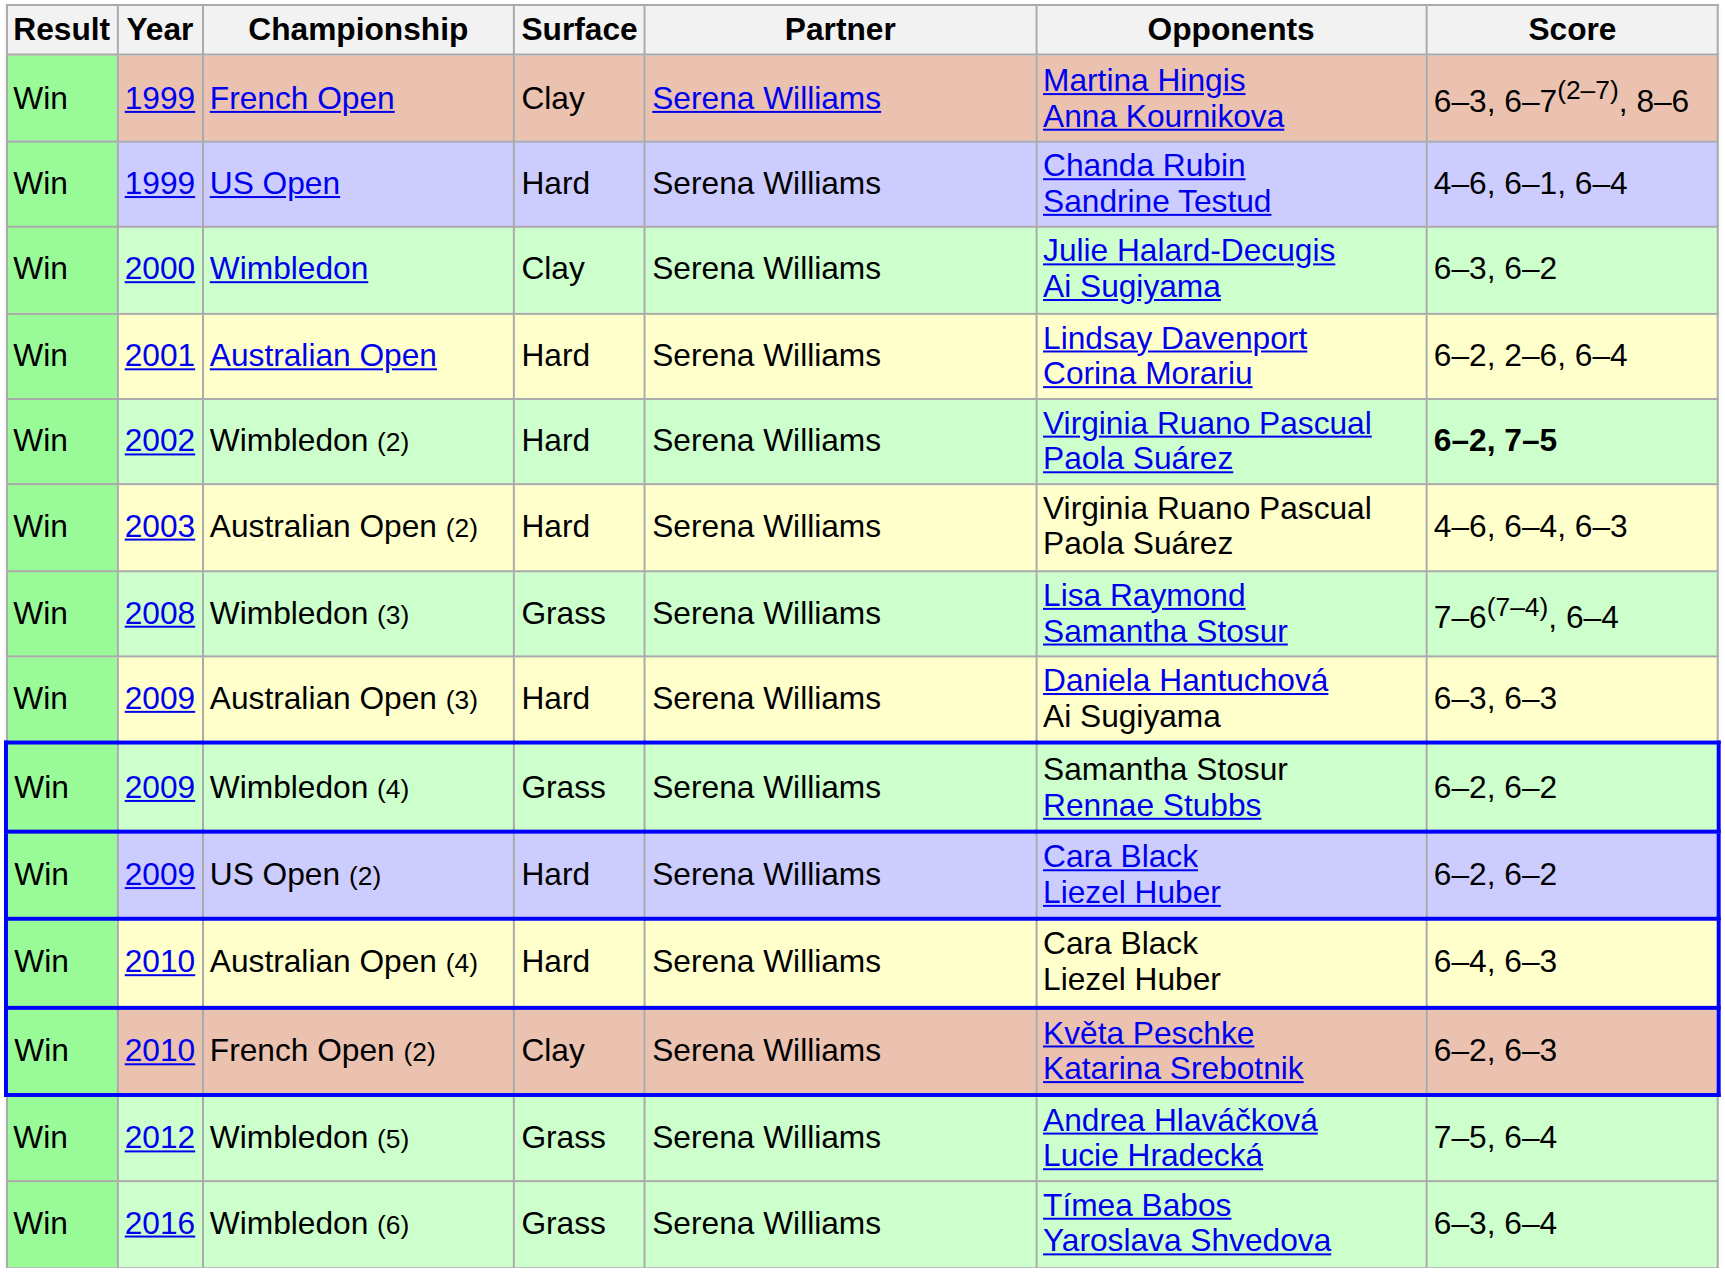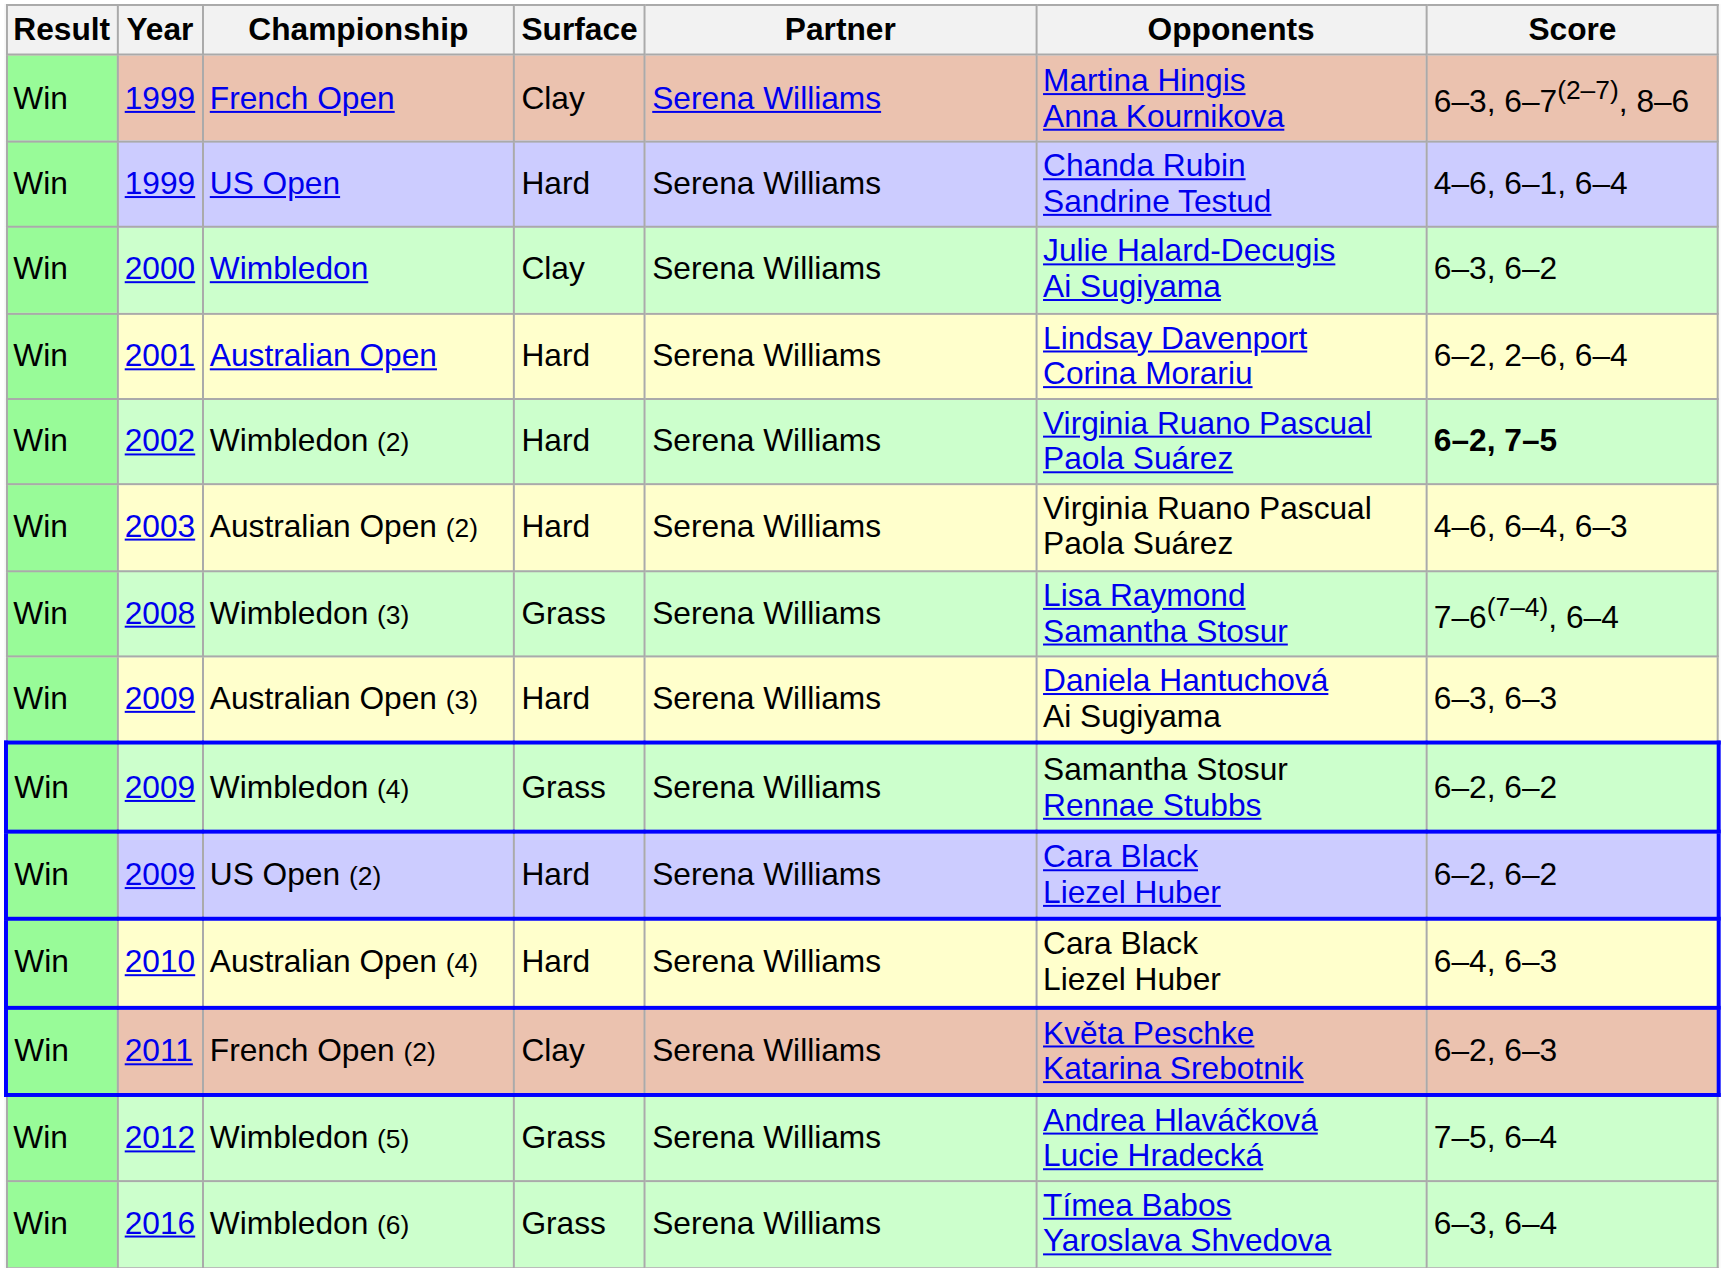(160, 1050) 2010 -> (159, 1050) 2011
